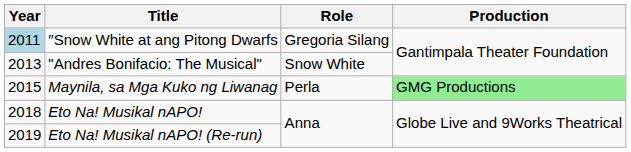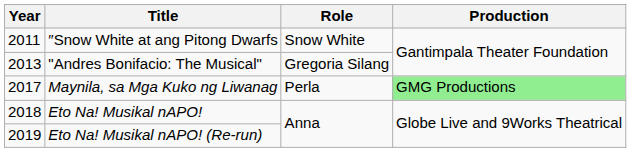(24, 40) lightblue background -> (24, 40) no background
(337, 40) Gregoria Silang -> (325, 40) Snow White
(325, 64) Snow White -> (337, 64) Gregoria Silang
(25, 87) 2015 -> (25, 87) 2017
